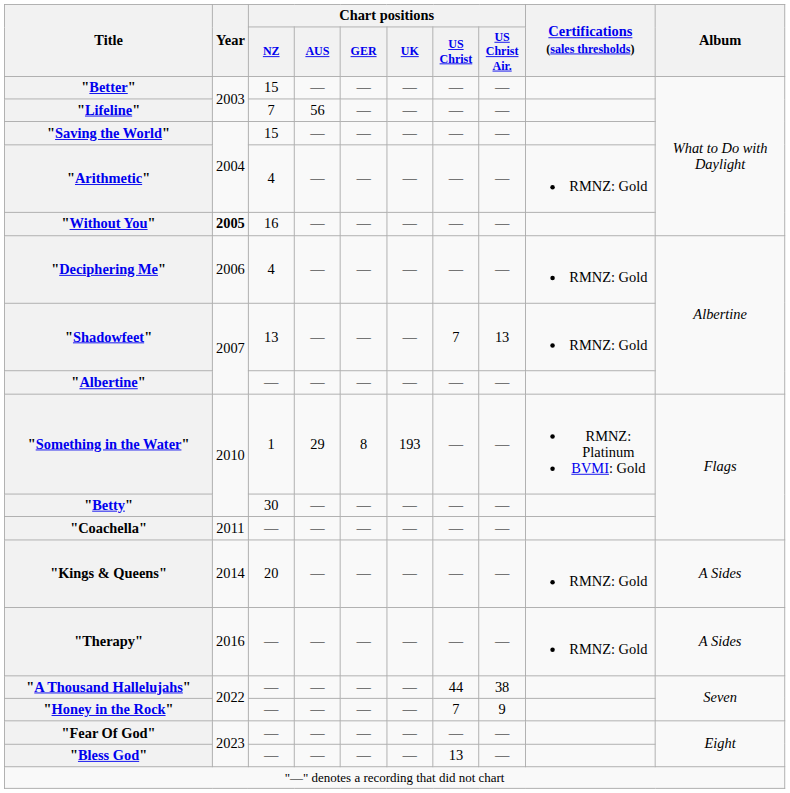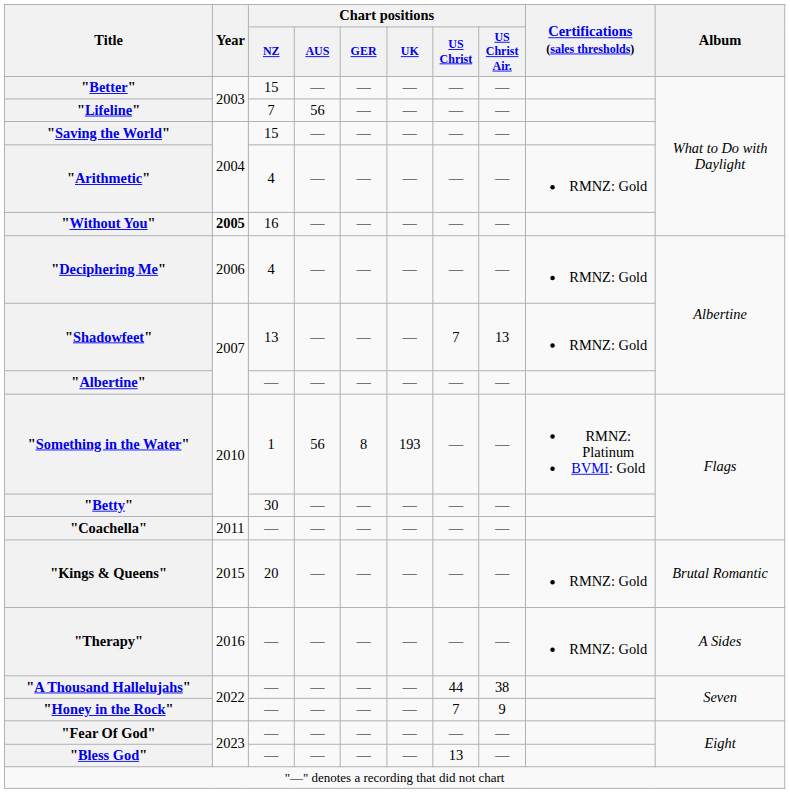(317, 444) 29 -> (317, 444) 56
(230, 573) 2014 -> (230, 573) 2015
(720, 573) A Sides -> (720, 573) Brutal Romantic
